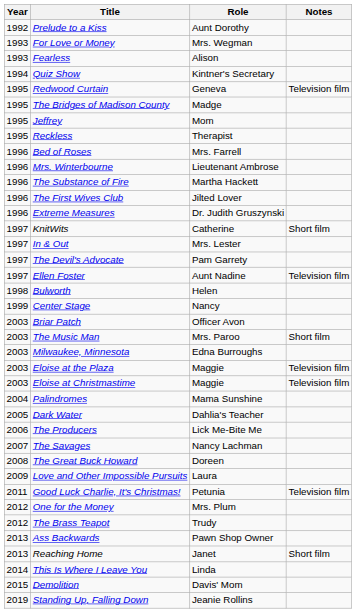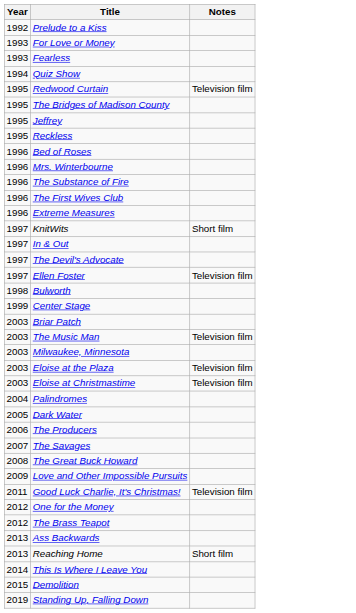- column: (238, 12)
(309, 337) Short film -> (222, 337) Television film
